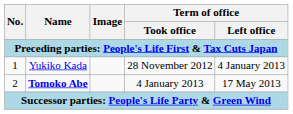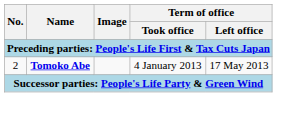- row: (15, 65)
